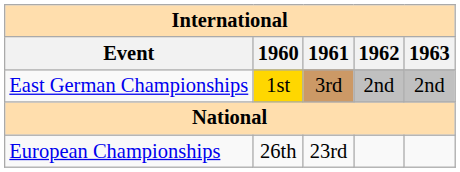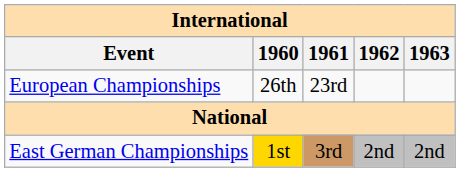rows swapped: (115, 150) <-> (129, 85)
